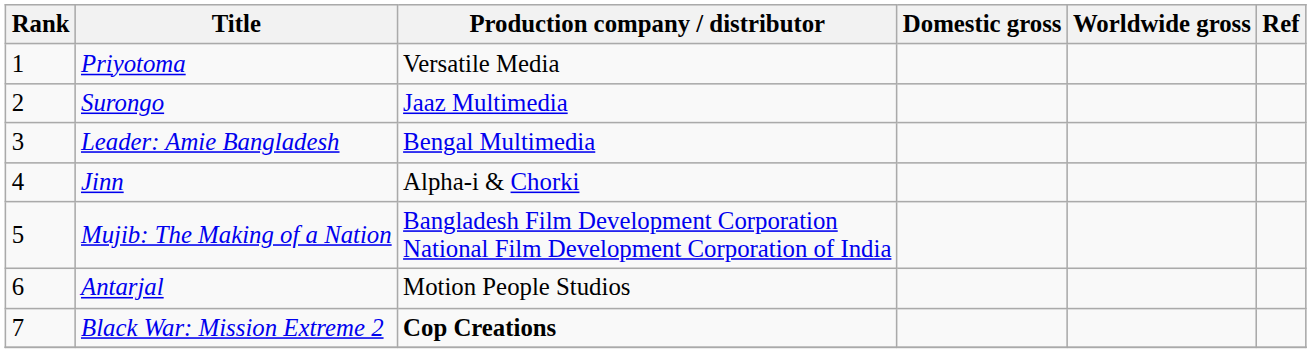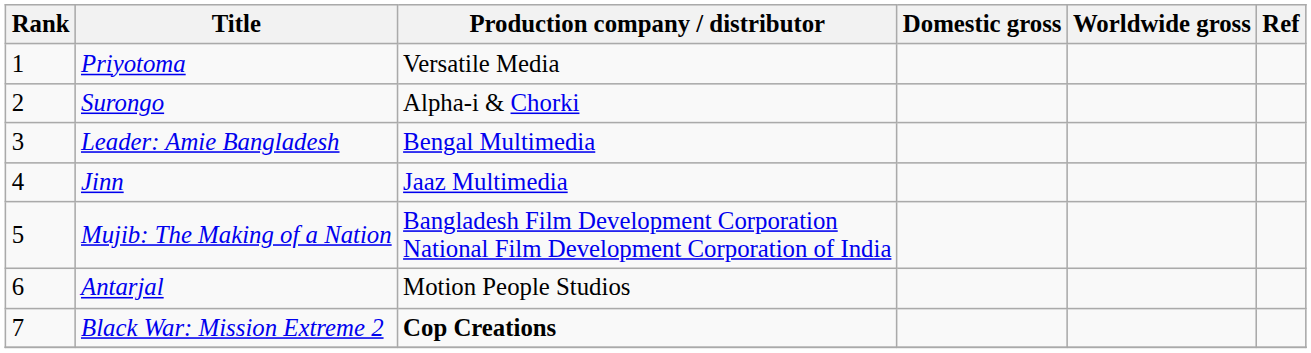(485, 102) Jaaz Multimedia -> (491, 102) Alpha-i & Chorki
(491, 181) Alpha-i & Chorki -> (485, 181) Jaaz Multimedia
